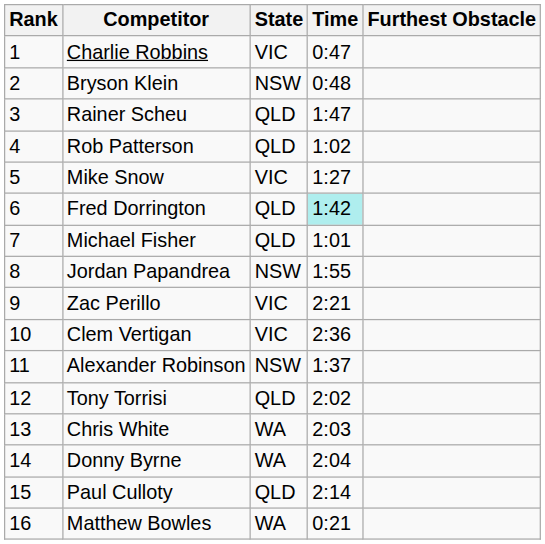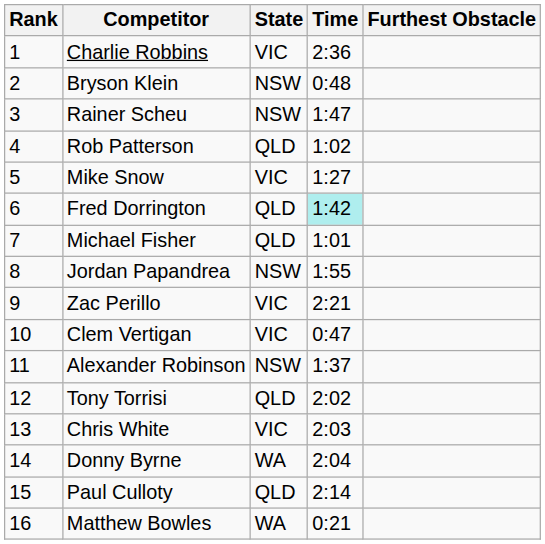(332, 51) 0:47 -> (332, 51) 2:36
(275, 114) QLD -> (278, 114) NSW
(332, 334) 2:36 -> (332, 334) 0:47
(270, 429) WA -> (271, 429) VIC
